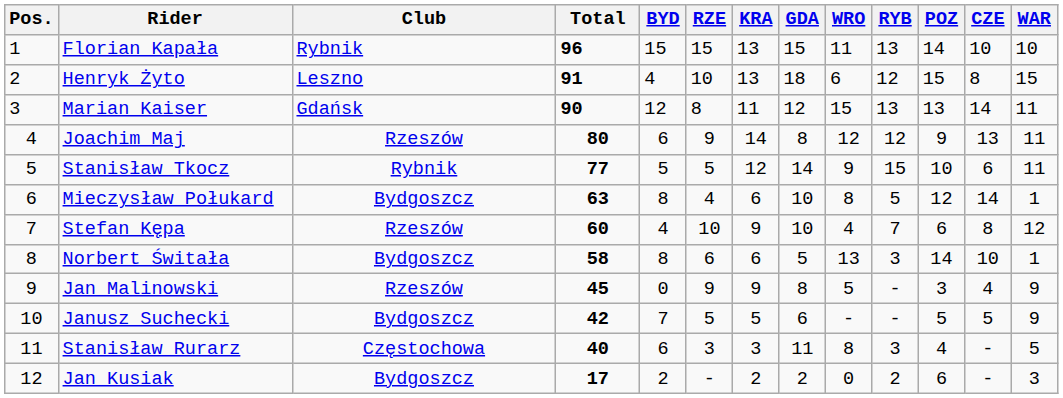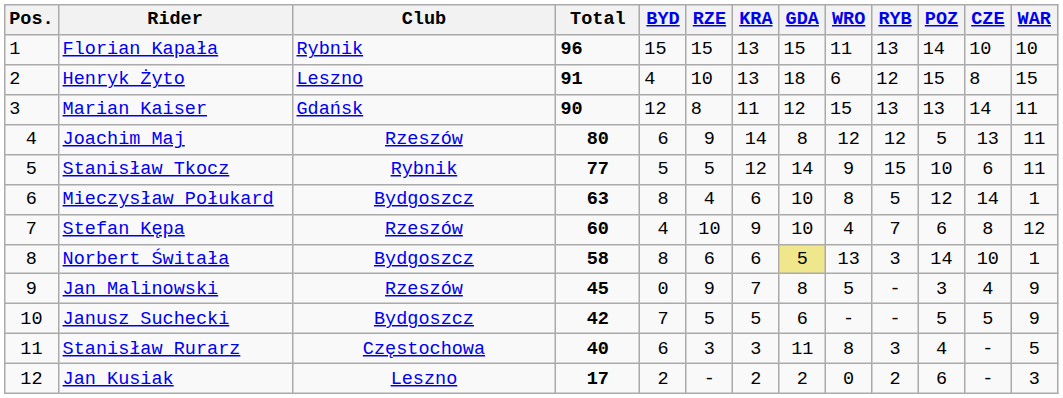(941, 140) 9 -> (941, 140) 5
(802, 259) no background -> (802, 259) khaki background
(756, 289) 9 -> (756, 289) 7
(424, 379) Bydgoszcz -> (424, 379) Leszno
